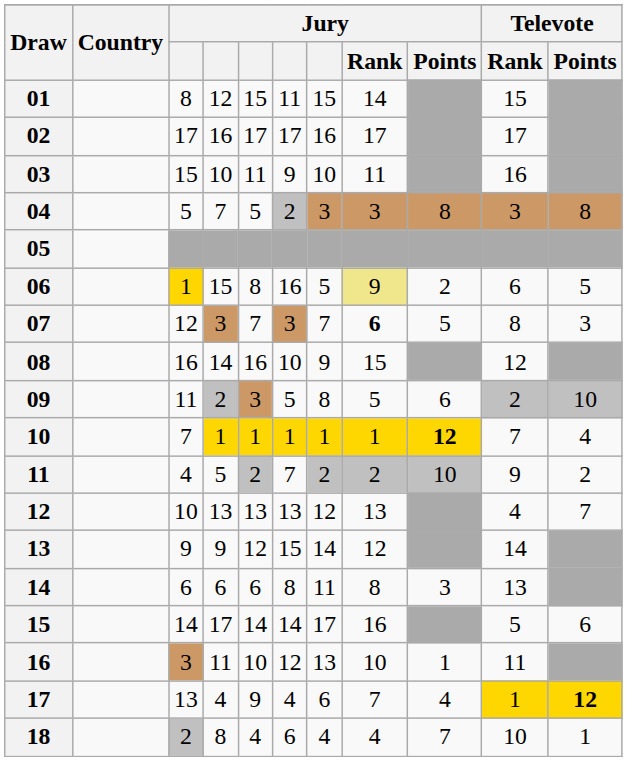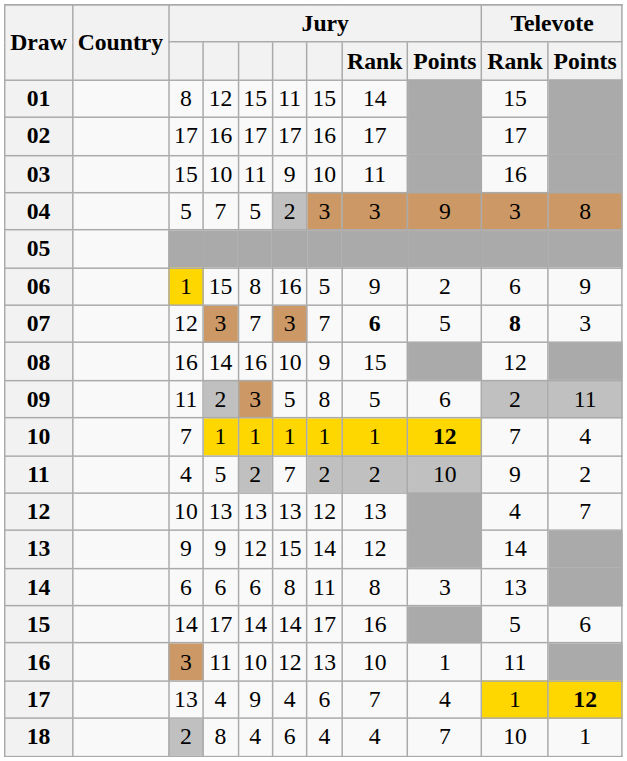(445, 211) 8 -> (445, 211) 9
(375, 286) khaki background -> (375, 286) no background
(585, 286) 5 -> (585, 286) 9
(515, 323) normal -> (515, 323) bold
(585, 398) 10 -> (585, 398) 11
